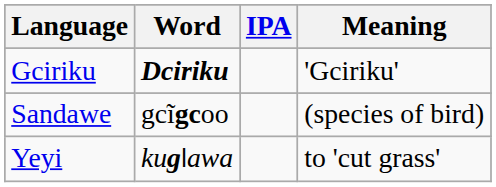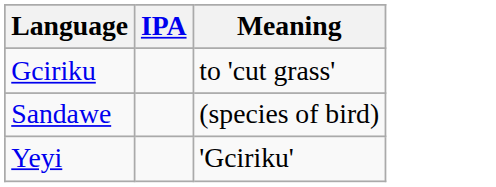- column: (187, 26)
(352, 70) 'Gciriku' -> (267, 70) to 'cut grass'
(372, 158) to 'cut grass' -> (247, 158) 'Gciriku'
